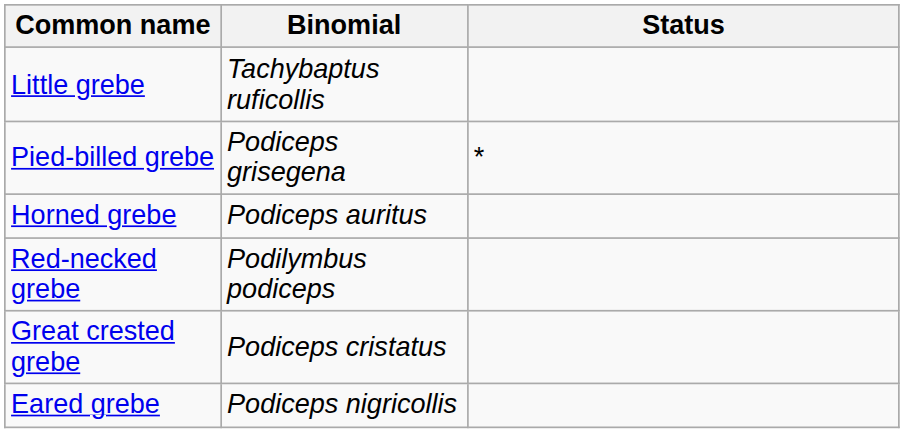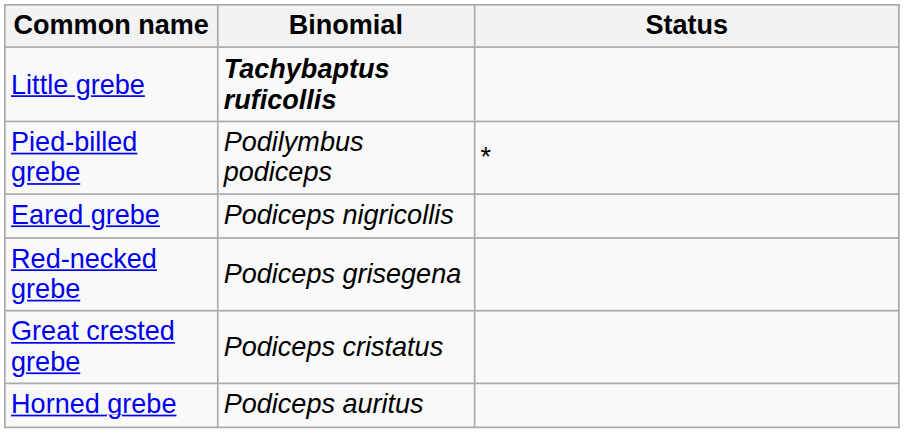(303, 84) normal -> (307, 84) bold
(286, 157) Podiceps grisegena -> (294, 157) Podilymbus podiceps
rows swapped: (94, 215) <-> (85, 404)
(297, 273) Podilymbus podiceps -> (342, 273) Podiceps grisegena
